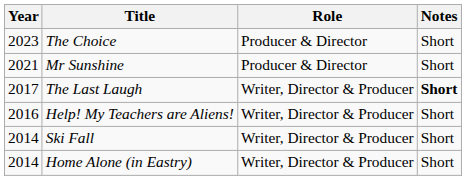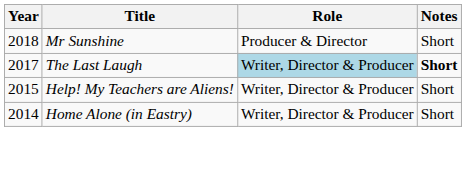- row: (81, 41)
(23, 65) 2021 -> (23, 41) 2018
(327, 89) no background -> (327, 65) lightblue background
(23, 114) 2016 -> (23, 89) 2015
- row: (70, 138)
